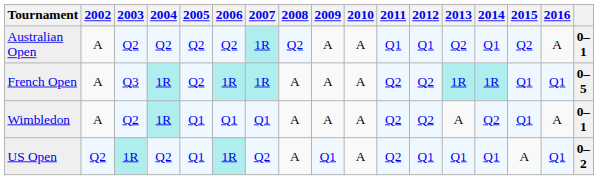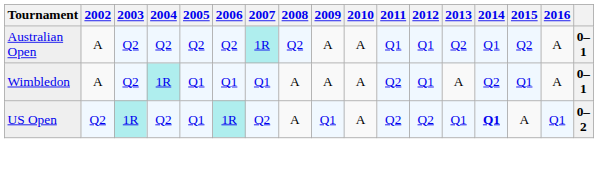- row: (42, 81)
(426, 118) Q2 -> (426, 81) Q1
(426, 155) Q1 -> (426, 118) Q2
(491, 155) normal -> (491, 118) bold
